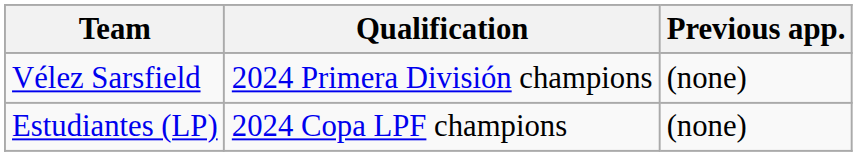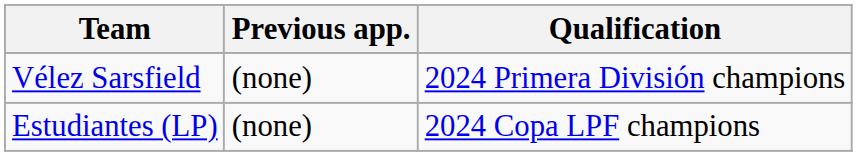columns swapped: (442, 28) <-> (756, 28)
